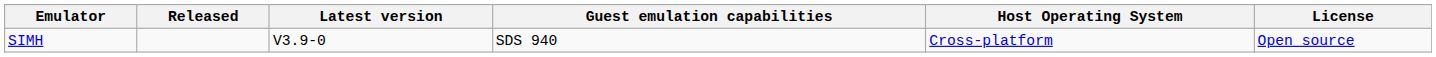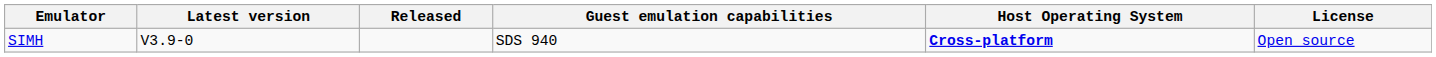columns swapped: (381, 17) <-> (203, 17)
(991, 40) normal -> (991, 40) bold
